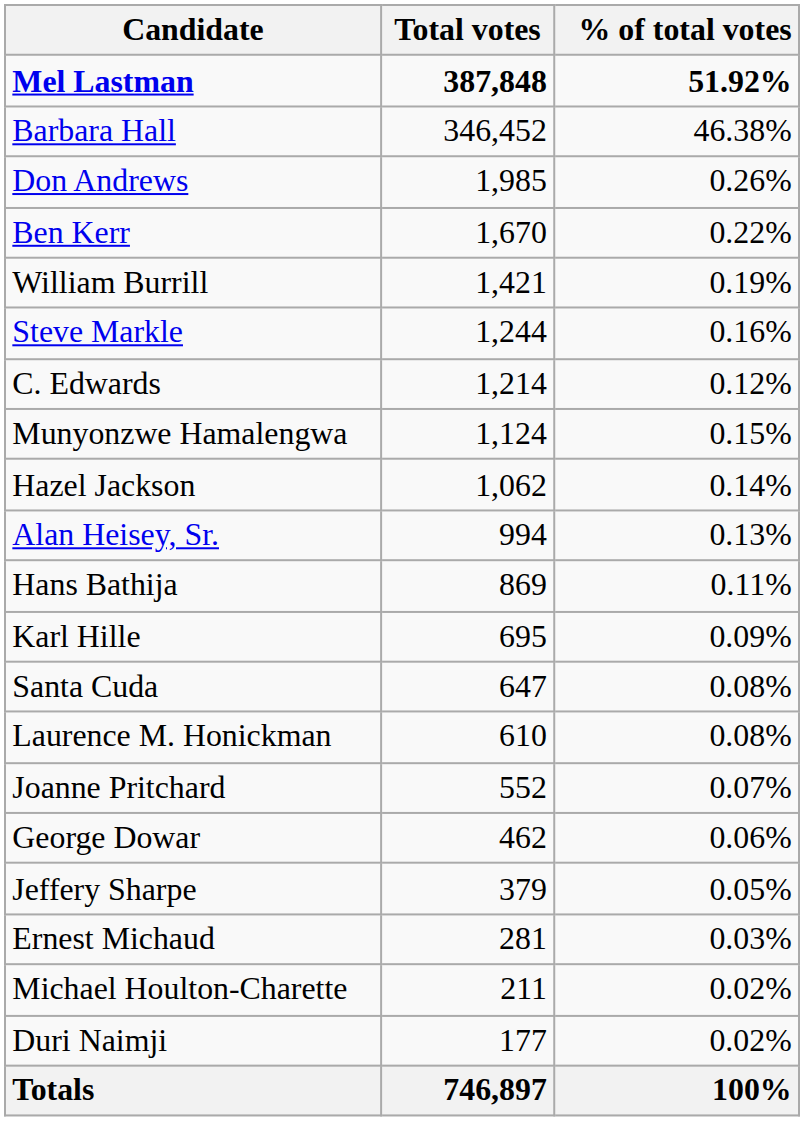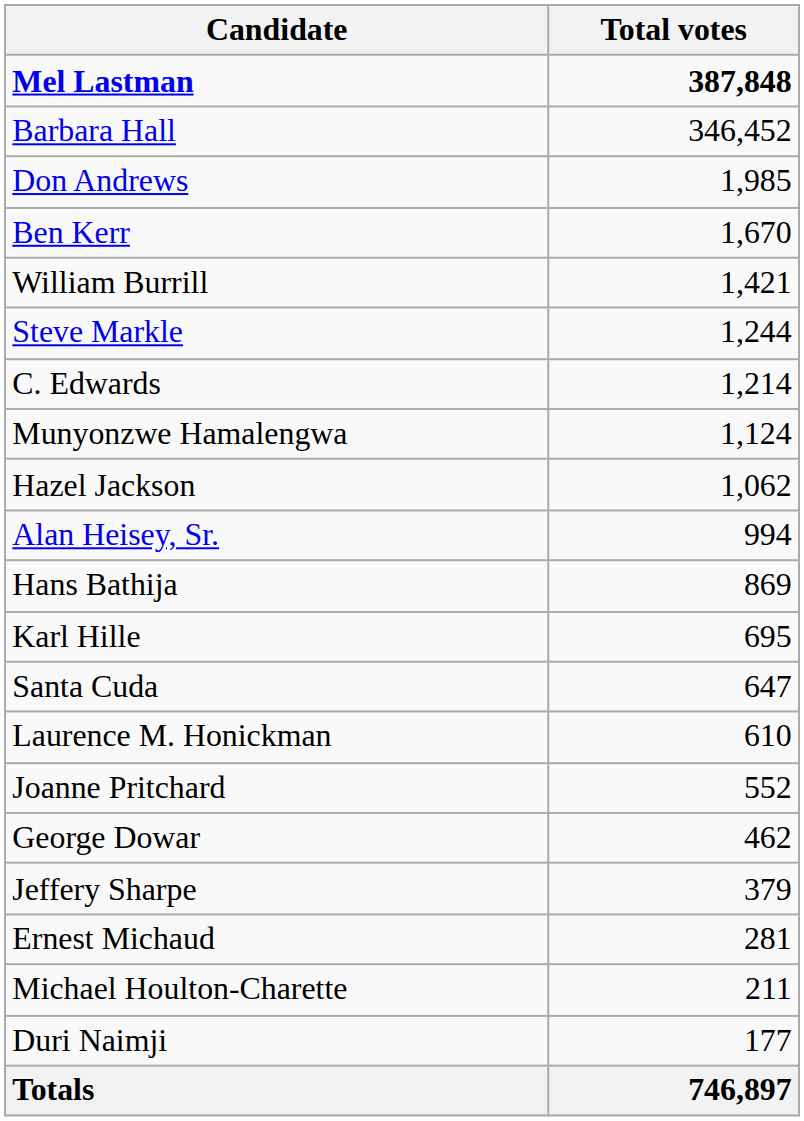- column: (685, 29)
